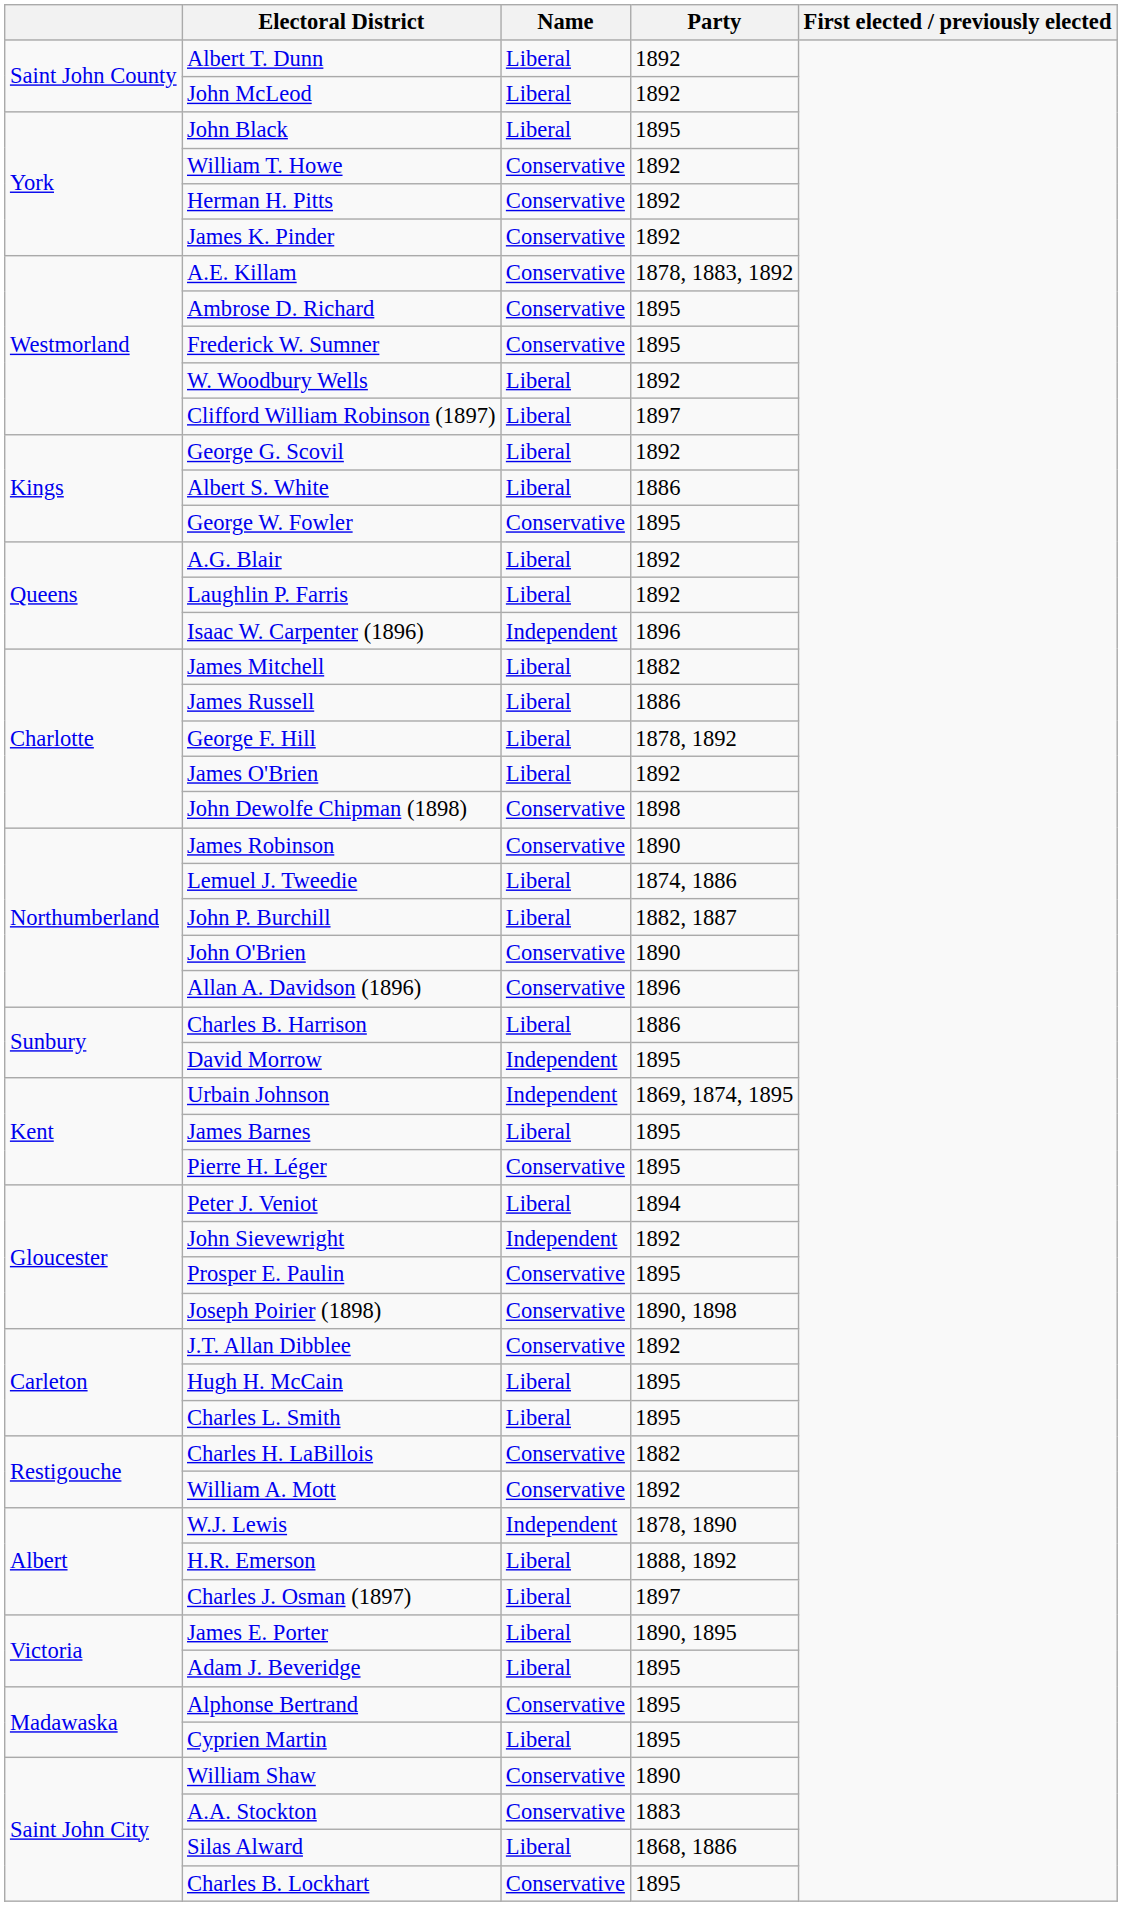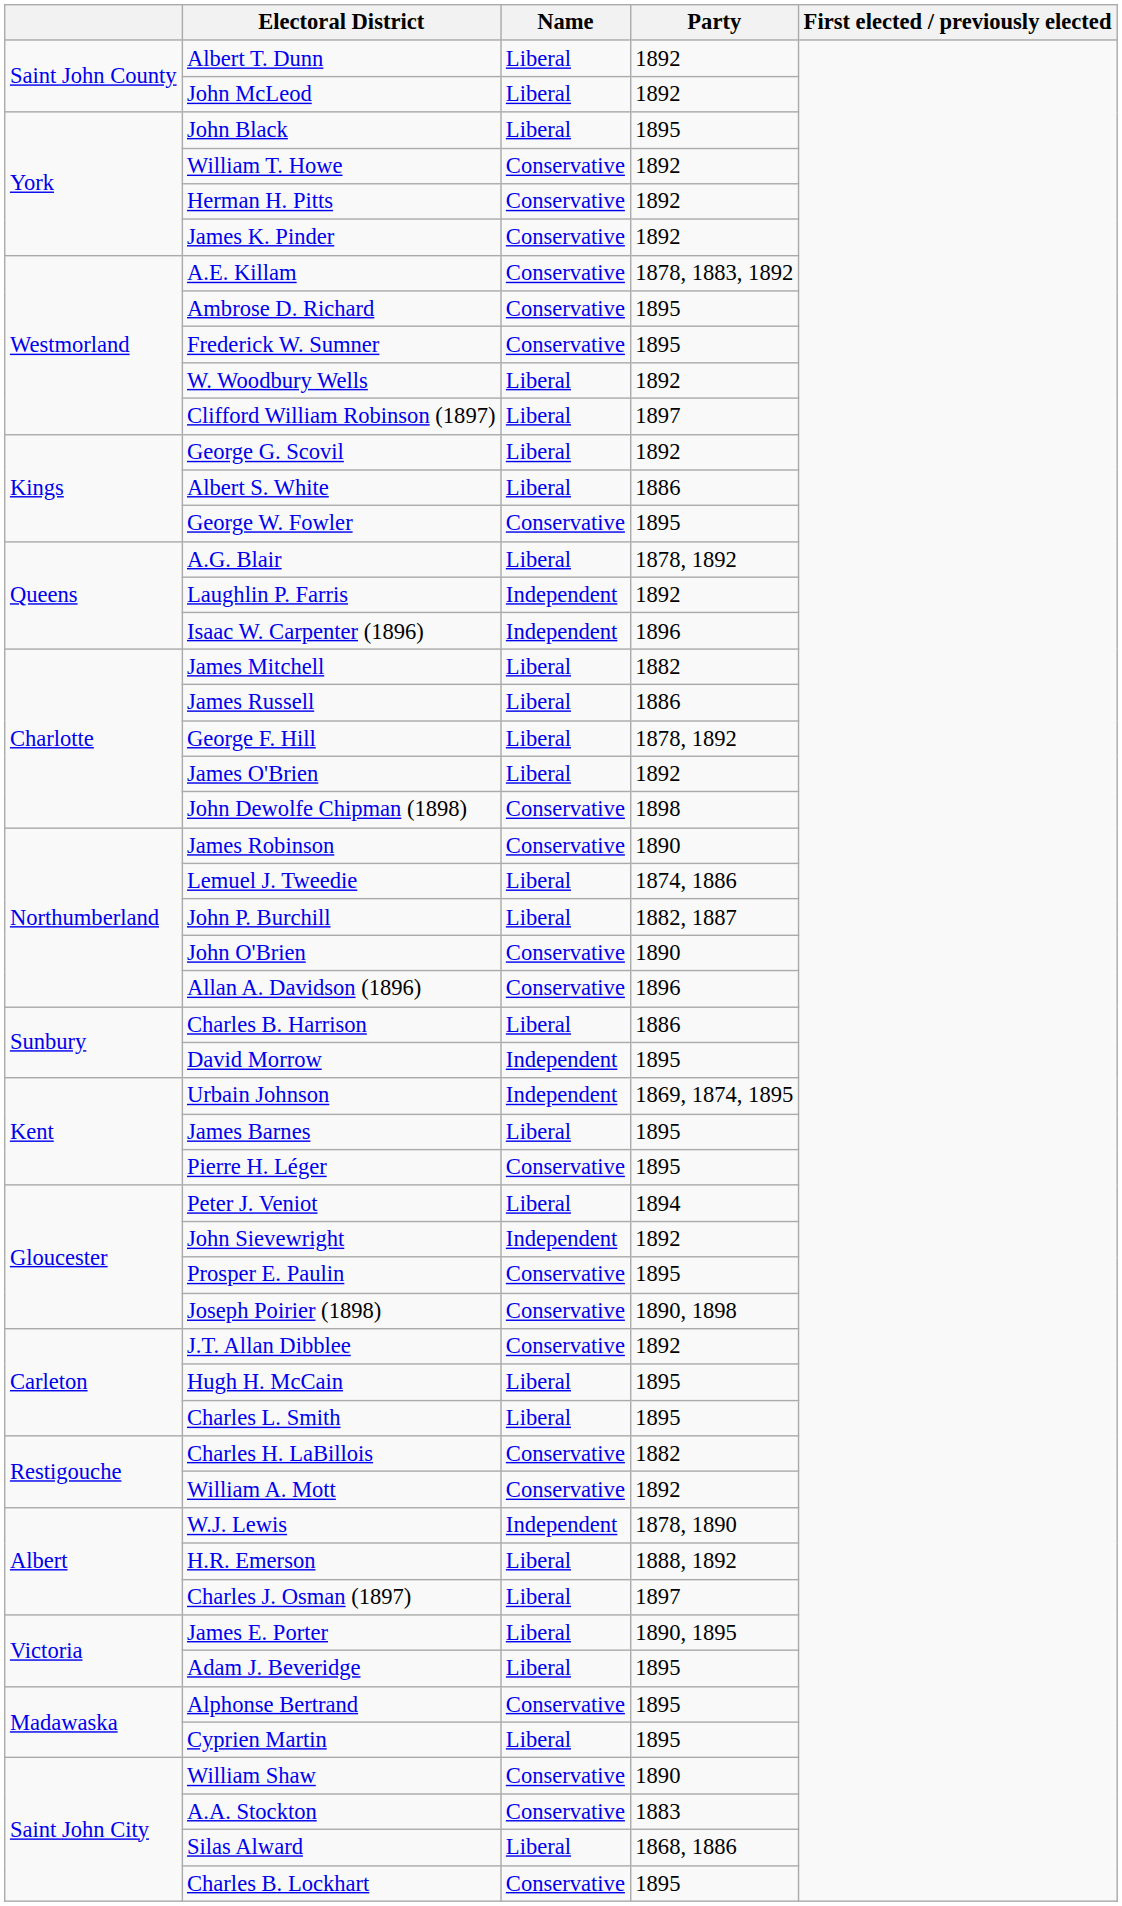(658, 559) 1892 -> (686, 559) 1878, 1892
(538, 594) Liberal -> (562, 594) Independent
